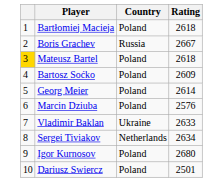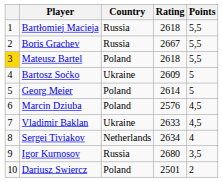+ column: (202, 12)
(133, 28) Poland -> (117, 28) Russia
(133, 75) Poland -> (119, 75) Ukraine
(133, 153) Poland -> (117, 153) Russia
